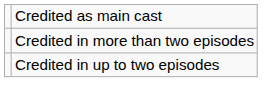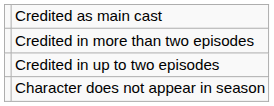+ row: (140, 88)
